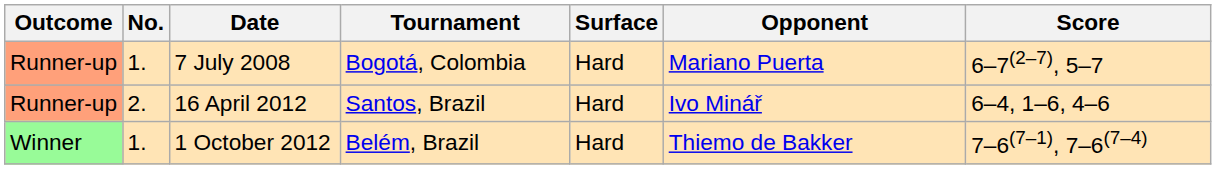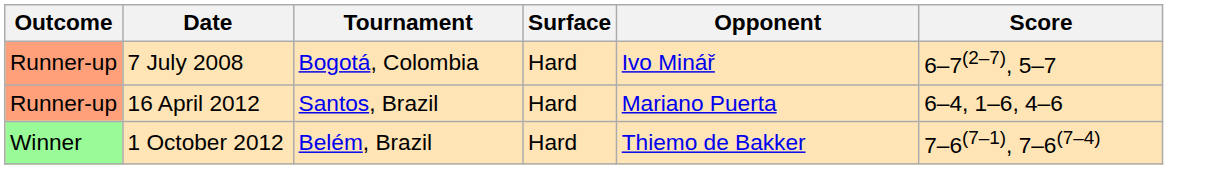- column: (146, 22)
(746, 62) Mariano Puerta -> (668, 62) Ivo Minář
(715, 102) Ivo Minář -> (699, 102) Mariano Puerta
